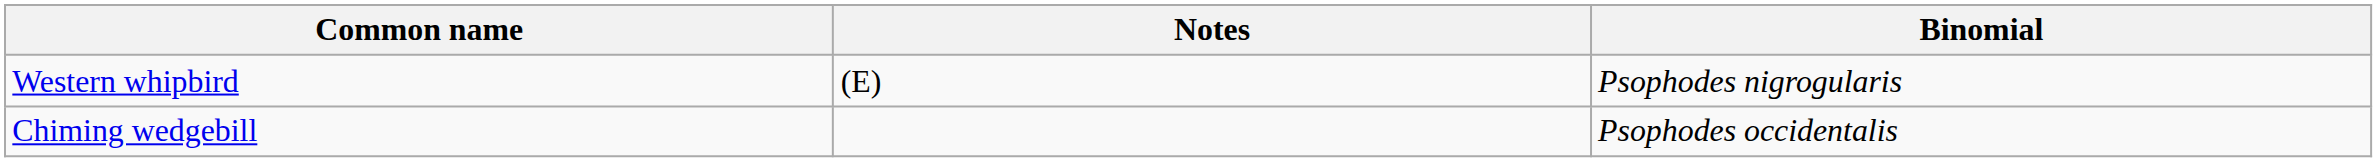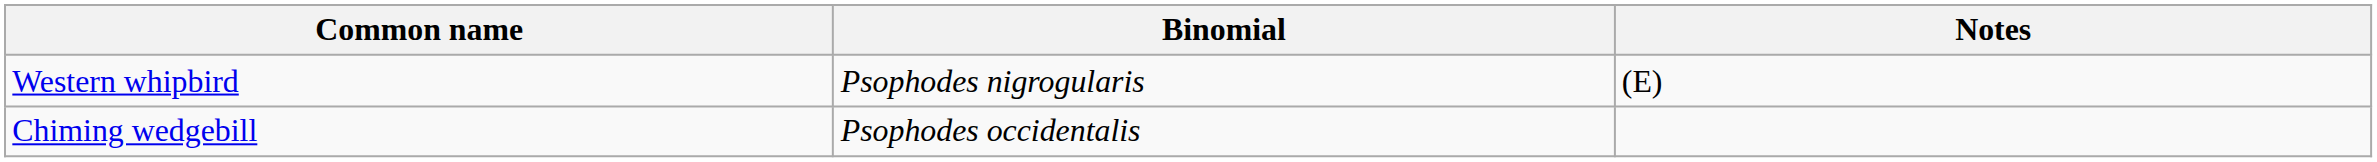columns swapped: (1981, 29) <-> (1212, 29)
